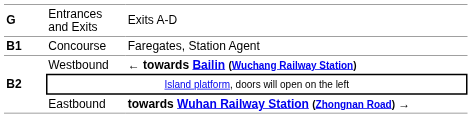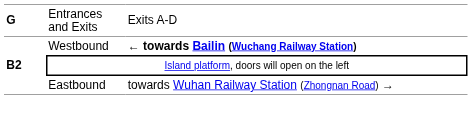- row: (77, 46)
(269, 103) bold -> (261, 85) normal
